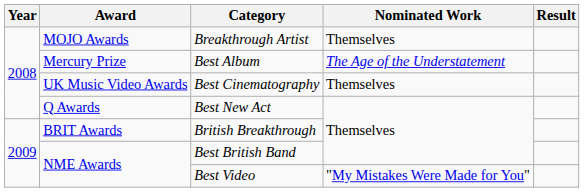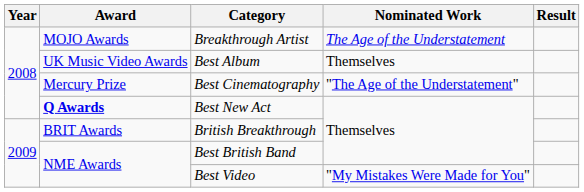(360, 38) Themselves -> (415, 38) The Age of the Understatement
(85, 61) Mercury Prize -> (115, 61) UK Music Video Awards
(415, 61) The Age of the Understatement -> (360, 61) Themselves
(115, 84) UK Music Video Awards -> (85, 84) Mercury Prize
(360, 84) Themselves -> (422, 84) "The Age of the Understatement"
(72, 107) normal -> (74, 107) bold
